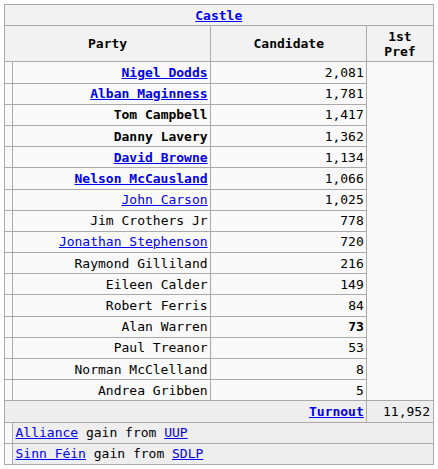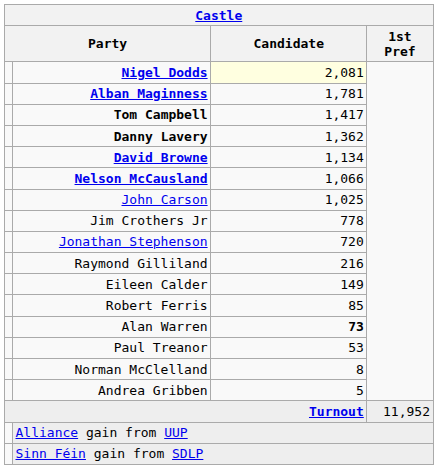(344, 72) no background -> (344, 72) lightyellow background
(356, 306) 84 -> (356, 306) 85
